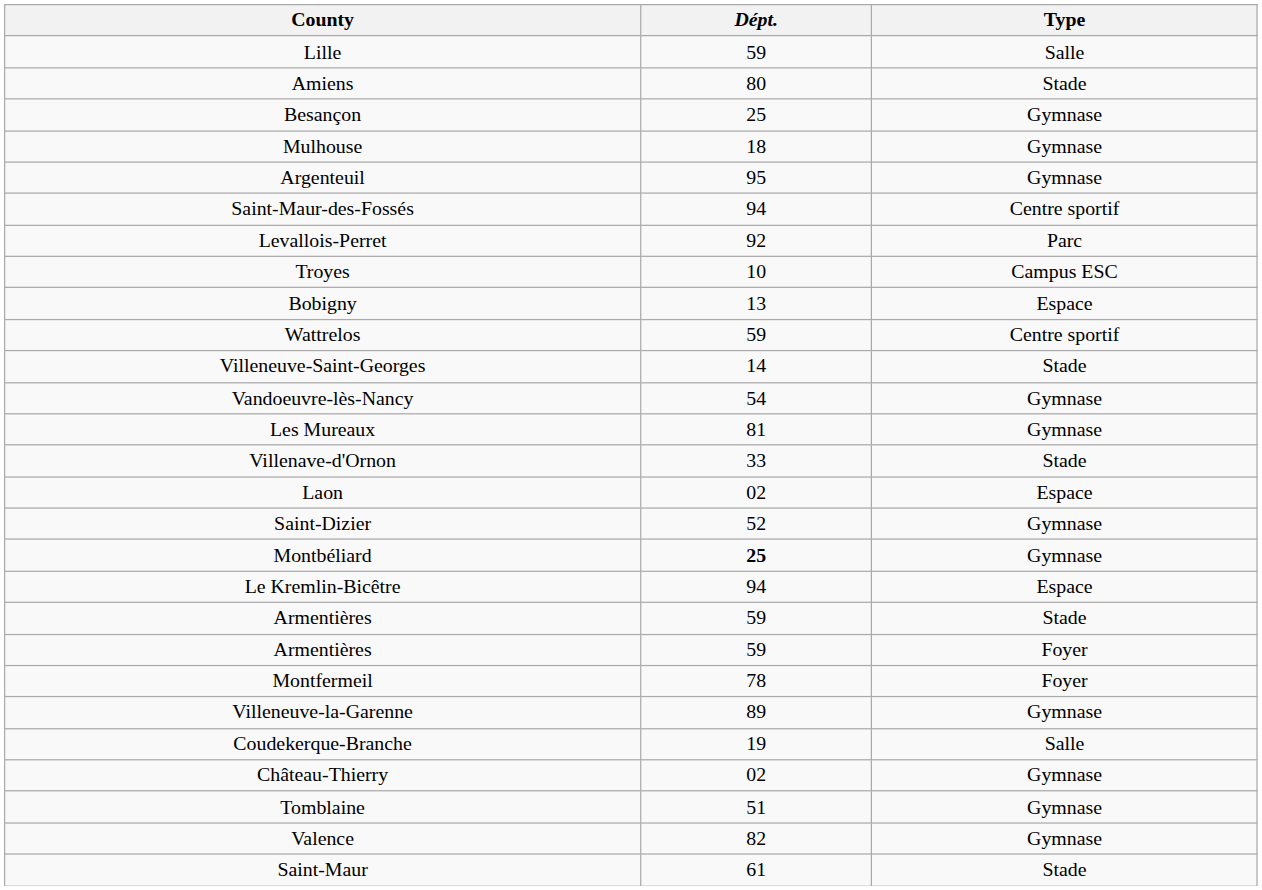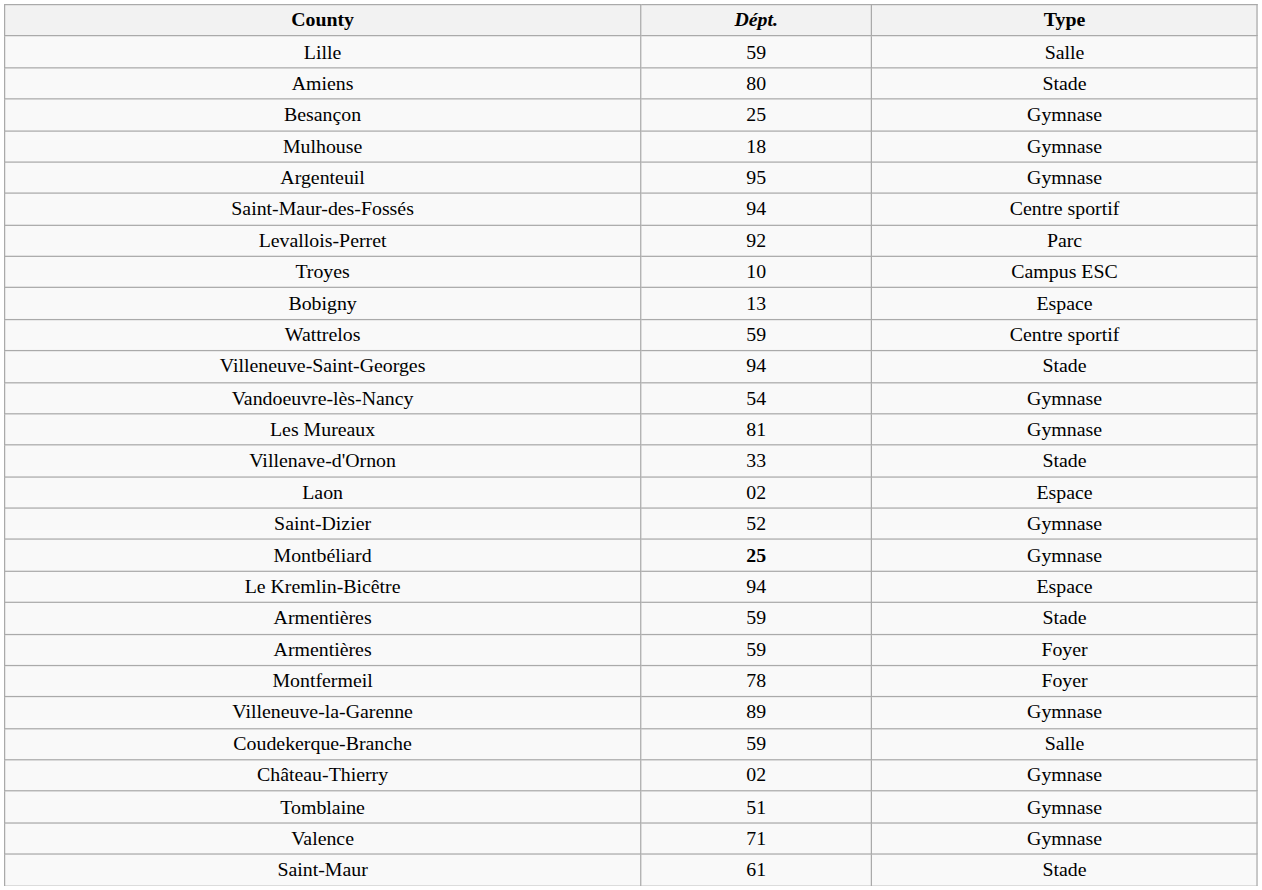(756, 366) 14 -> (756, 366) 94
(756, 743) 19 -> (756, 743) 59
(756, 838) 82 -> (756, 838) 71
